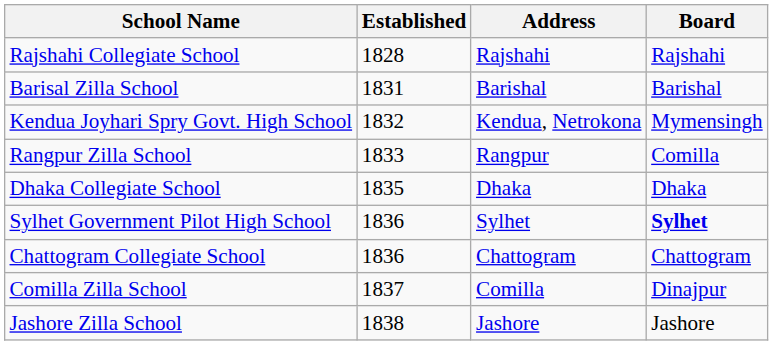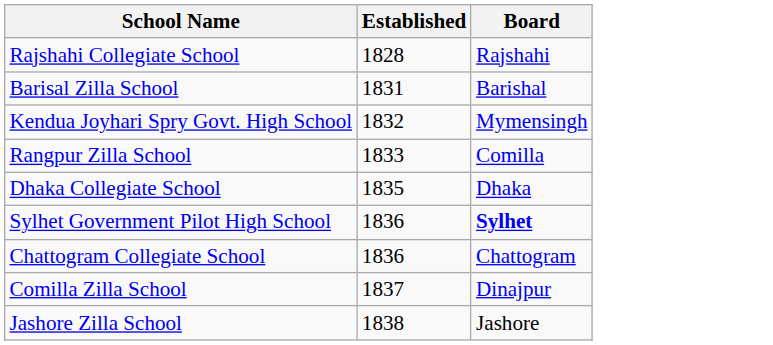- column: (559, 21)
